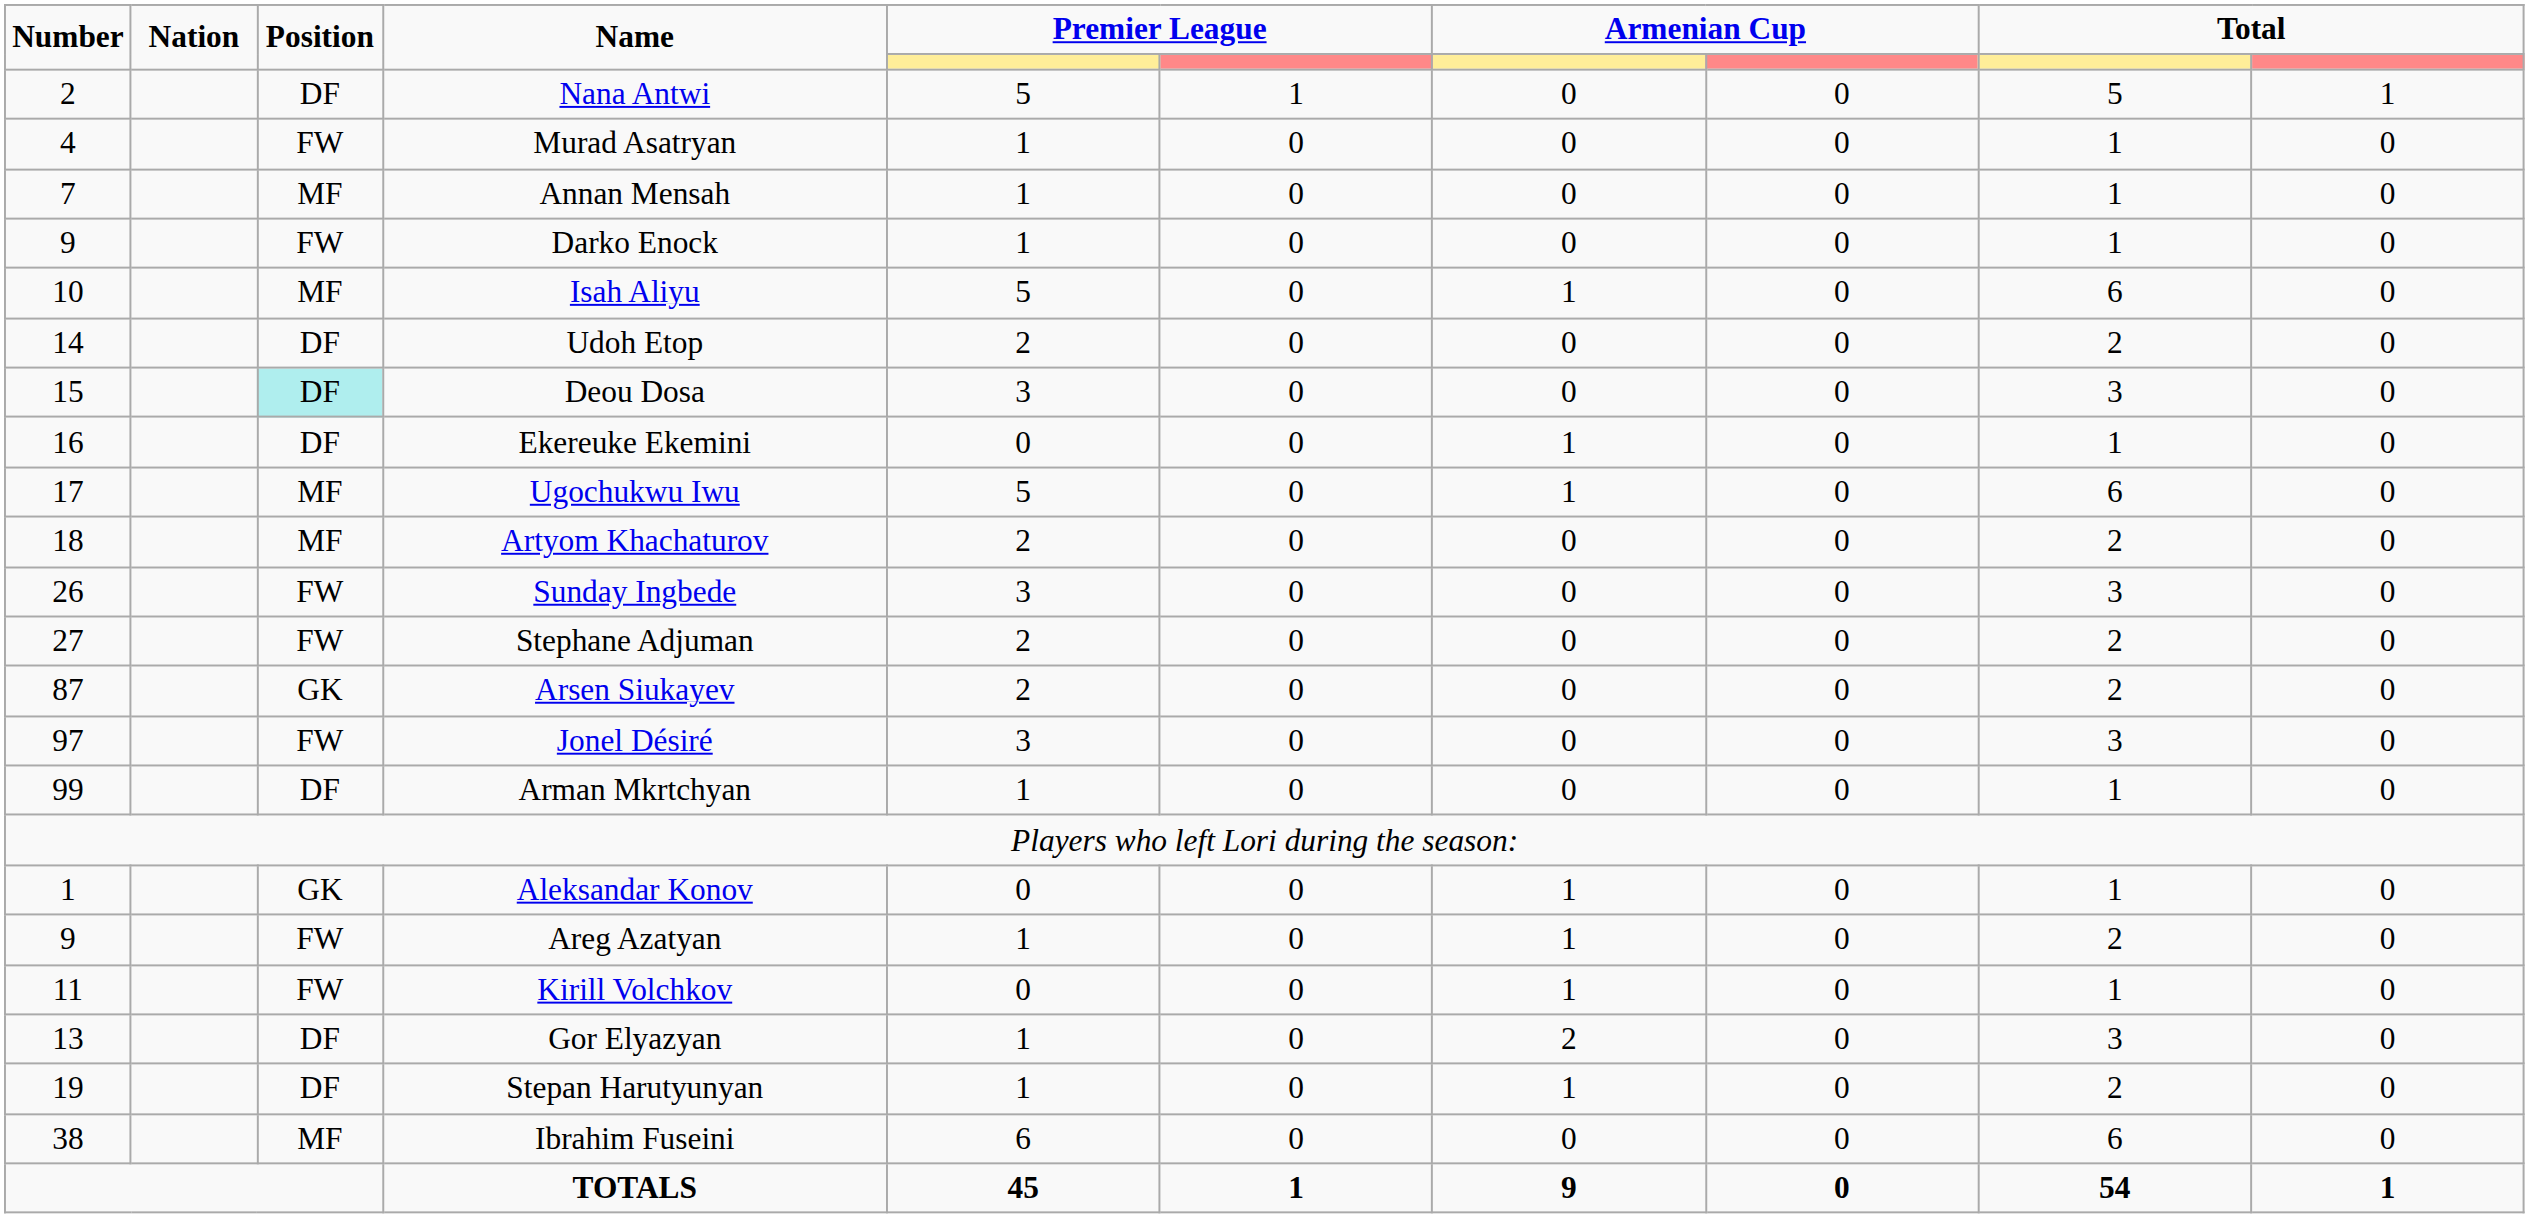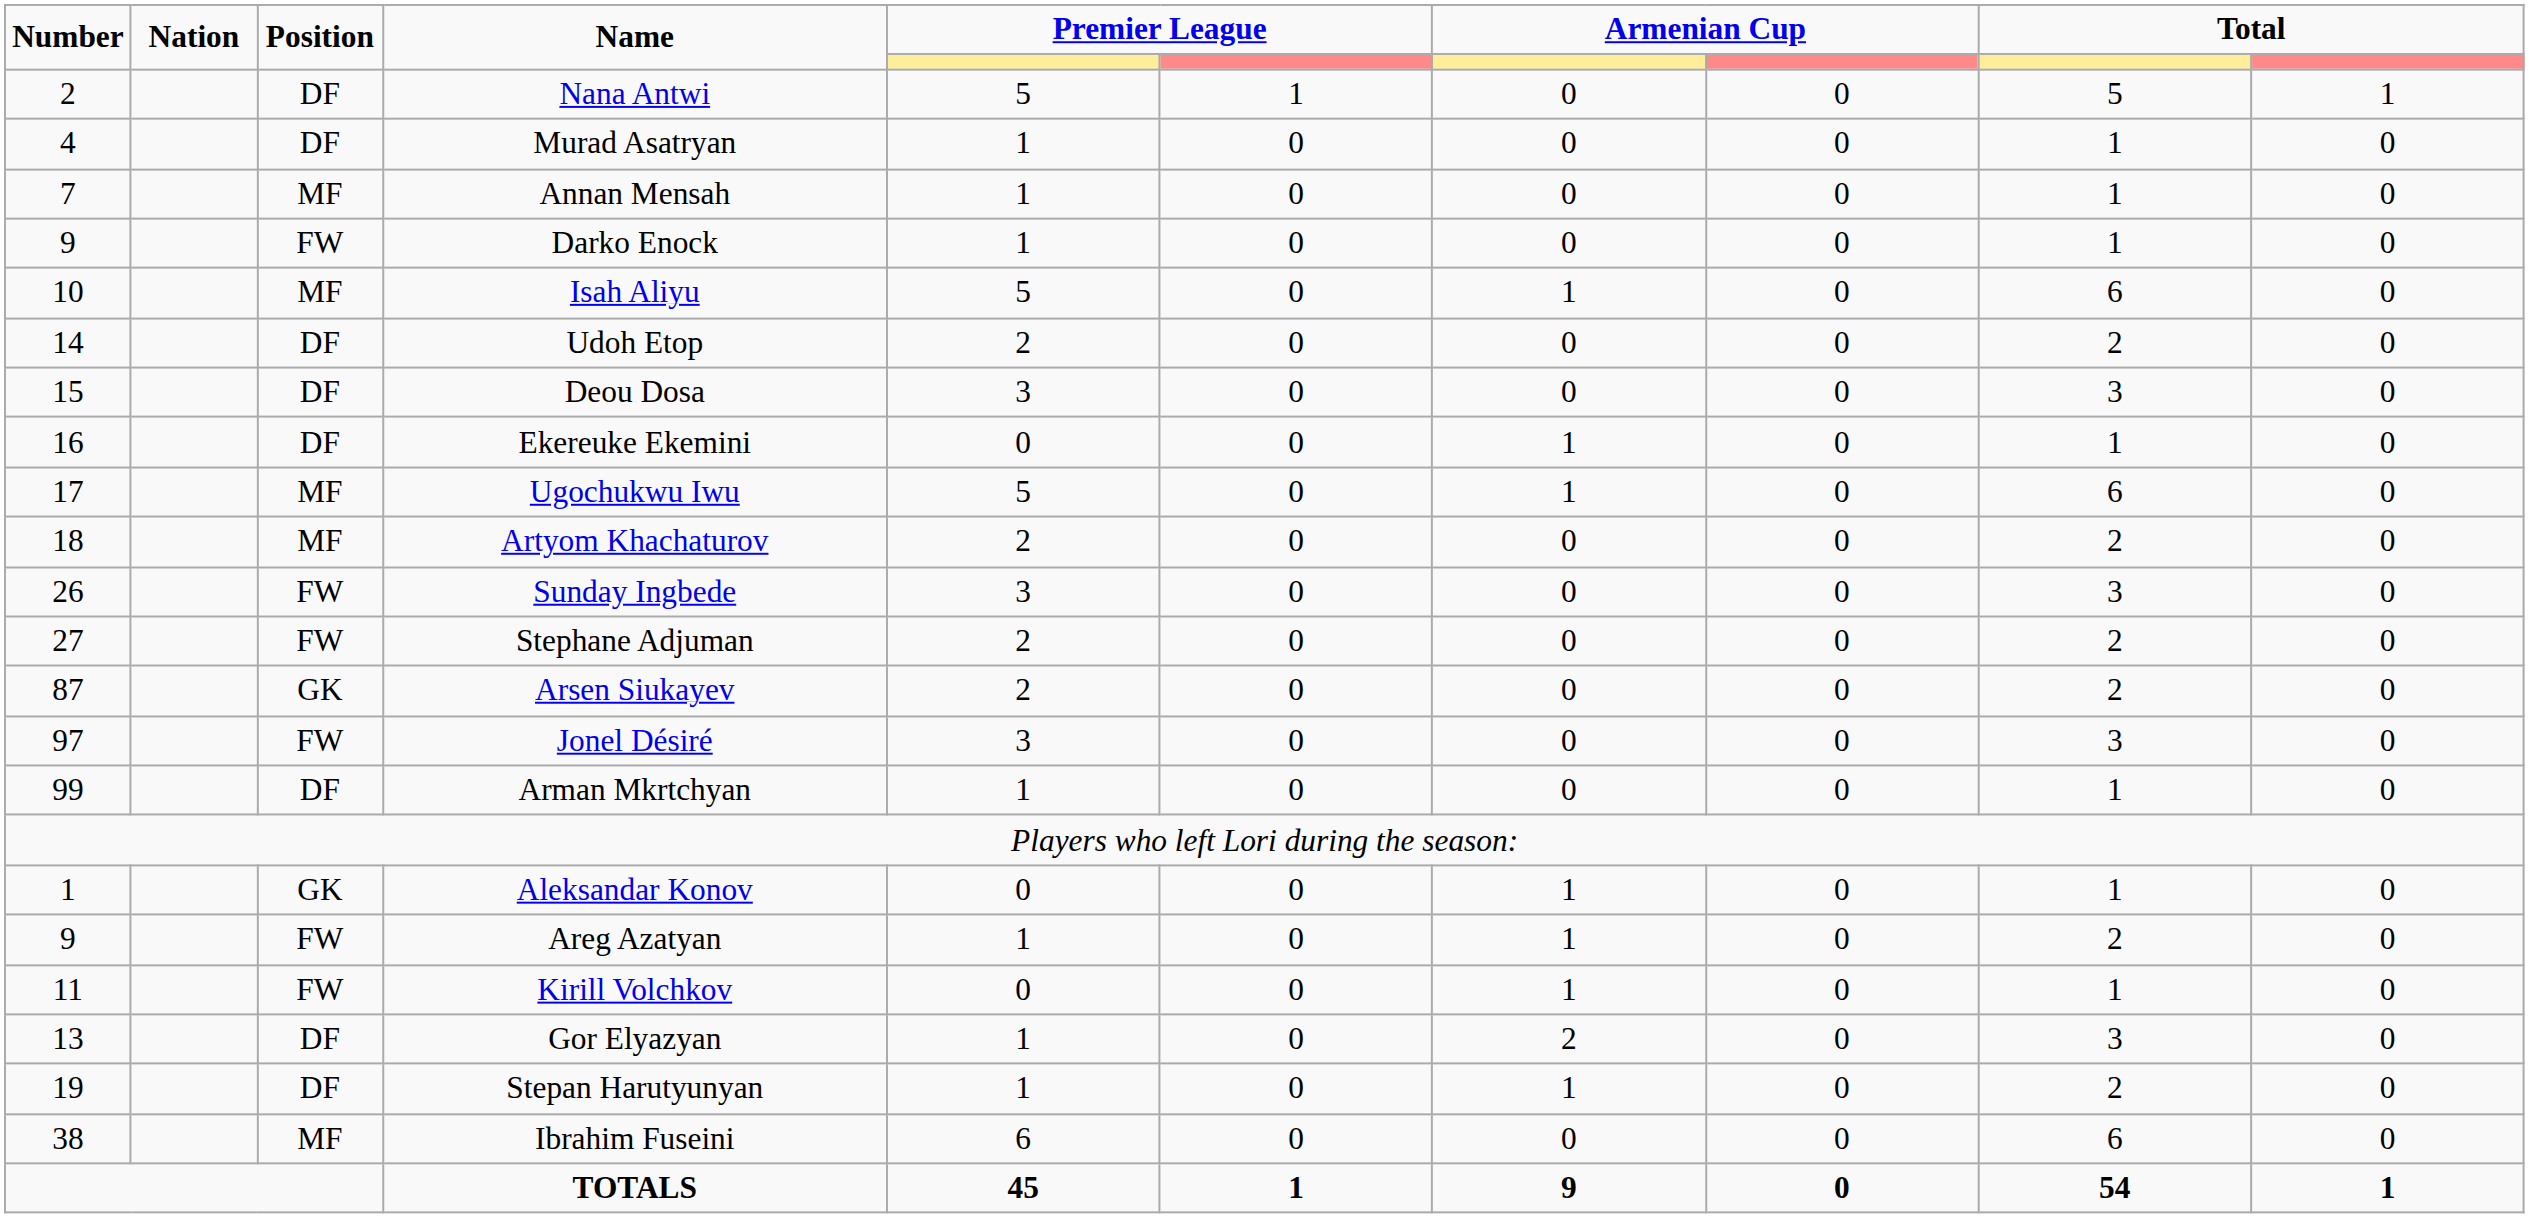(320, 143) FW -> (320, 143) DF
(320, 391) paleturquoise background -> (320, 391) no background
